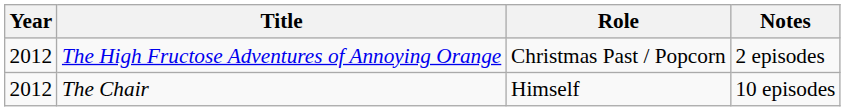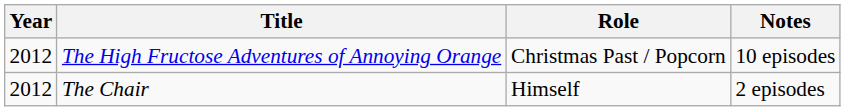(780, 55) 2 episodes -> (785, 55) 10 episodes
(785, 88) 10 episodes -> (780, 88) 2 episodes
